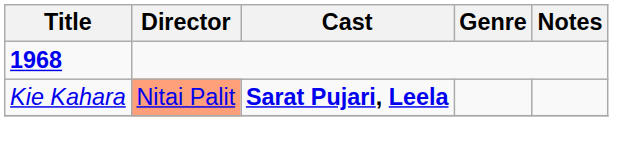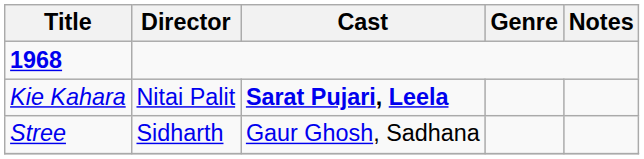(186, 97) lightsalmon background -> (186, 97) no background
+ row: (38, 134)
